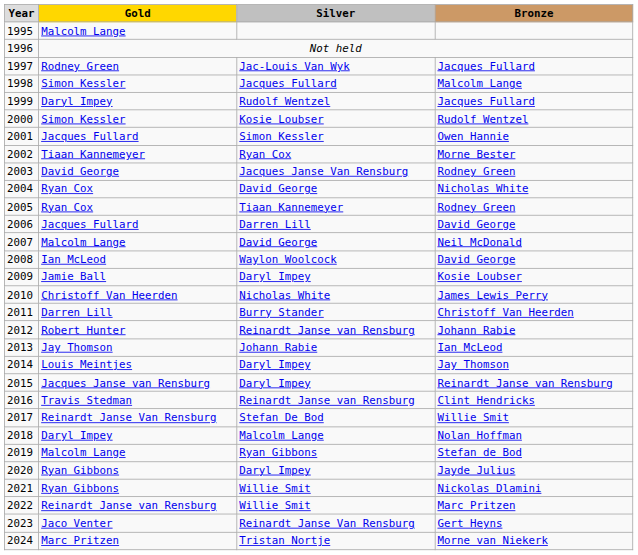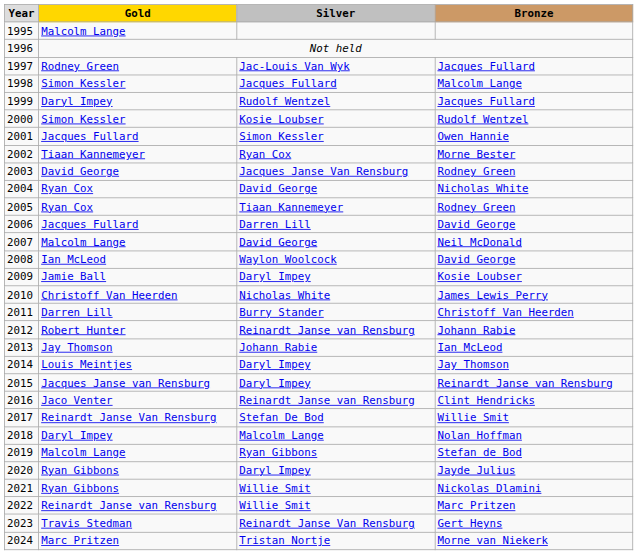(87, 400) Travis Stedman -> (77, 400) Jaco Venter
(77, 523) Jaco Venter -> (87, 523) Travis Stedman
